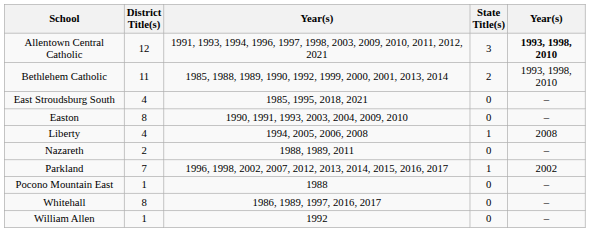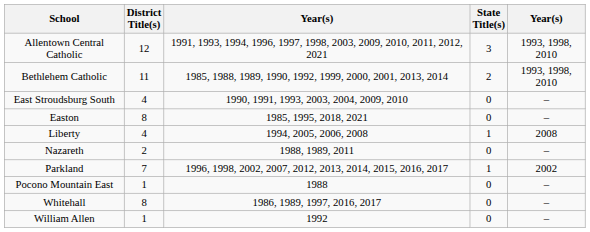(546, 48) bold -> (546, 48) normal
(317, 100) 1985, 1995, 2018, 2021 -> (317, 100) 1990, 1991, 1993, 2003, 2004, 2009, 2010
(317, 117) 1990, 1991, 1993, 2003, 2004, 2009, 2010 -> (317, 117) 1985, 1995, 2018, 2021
